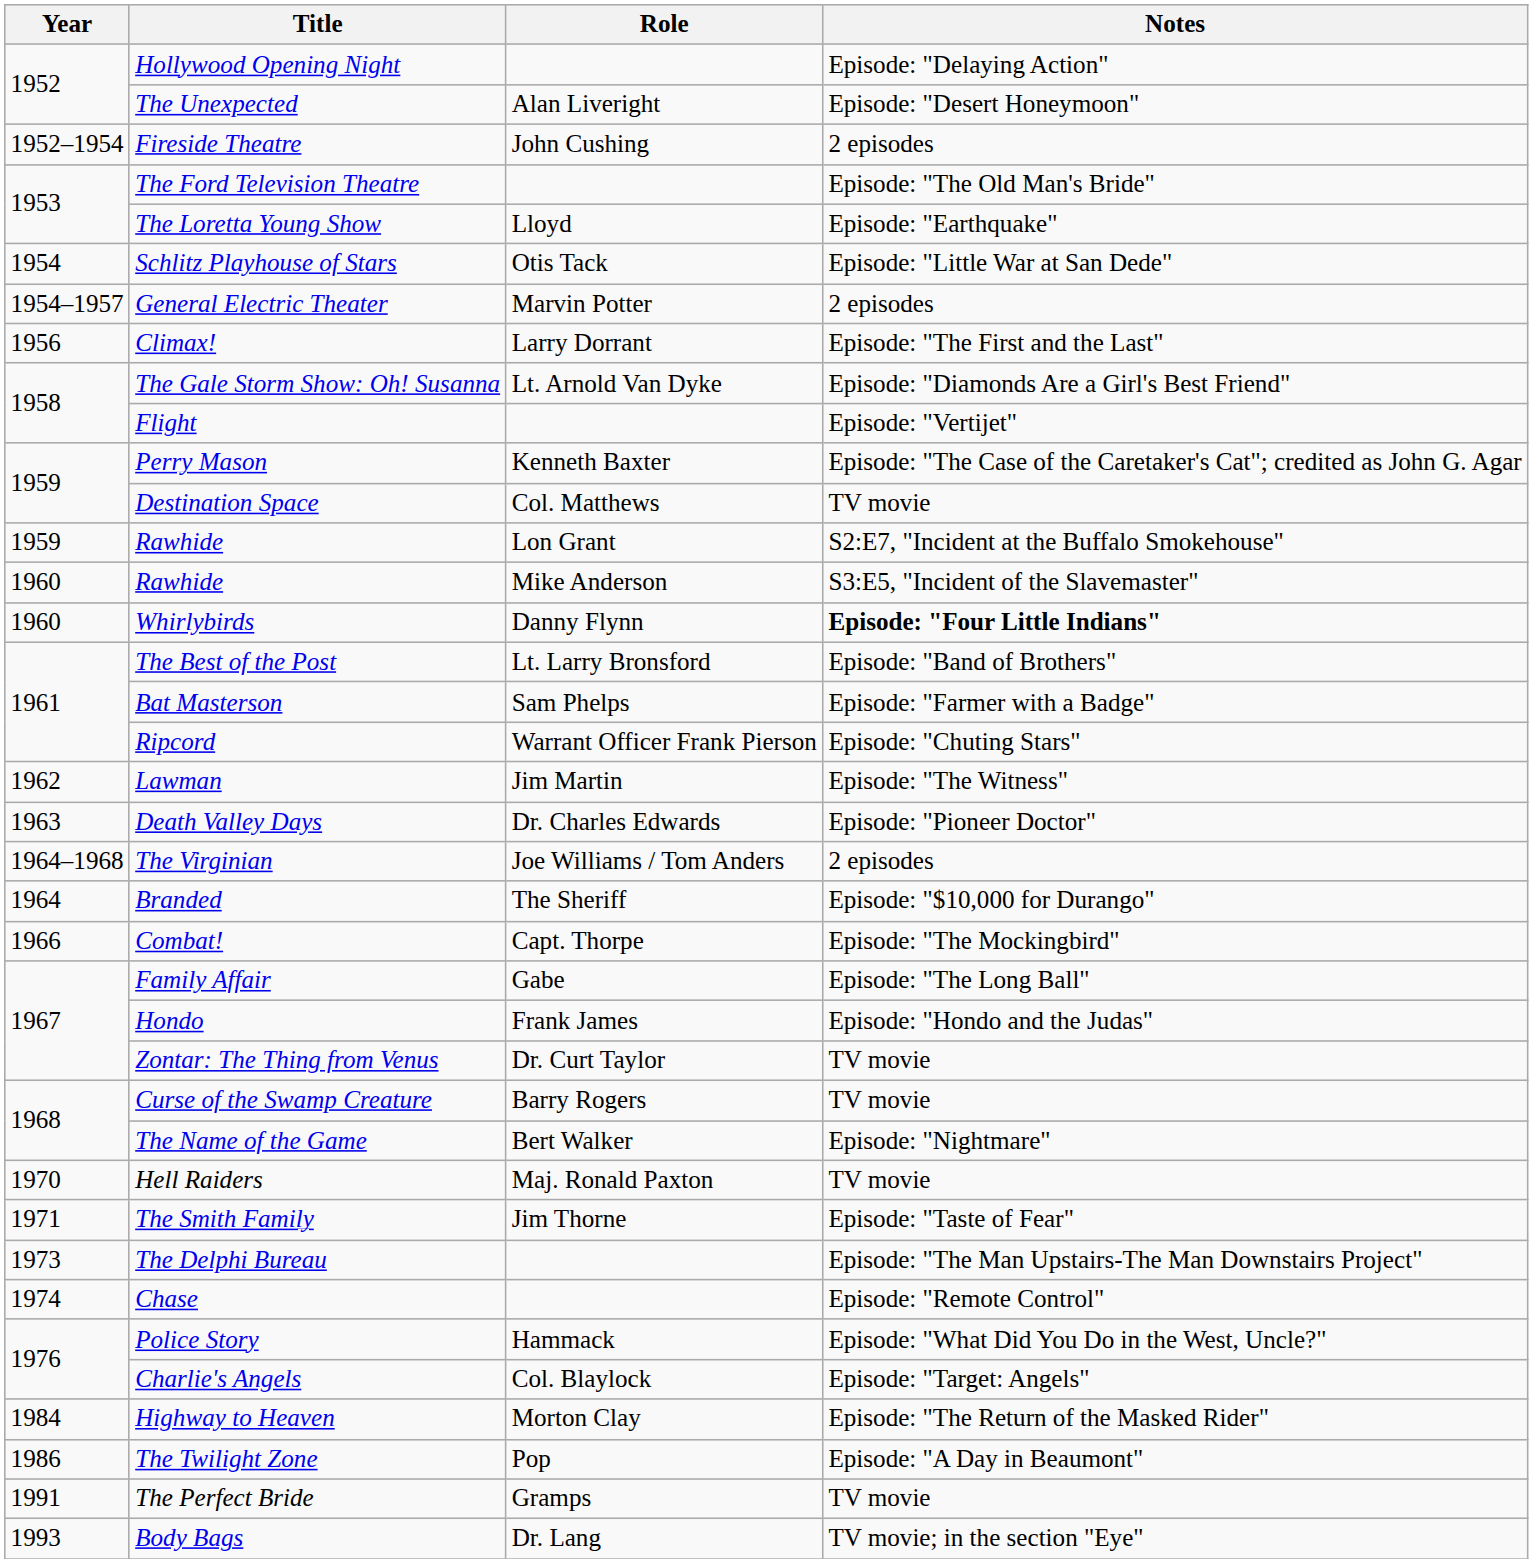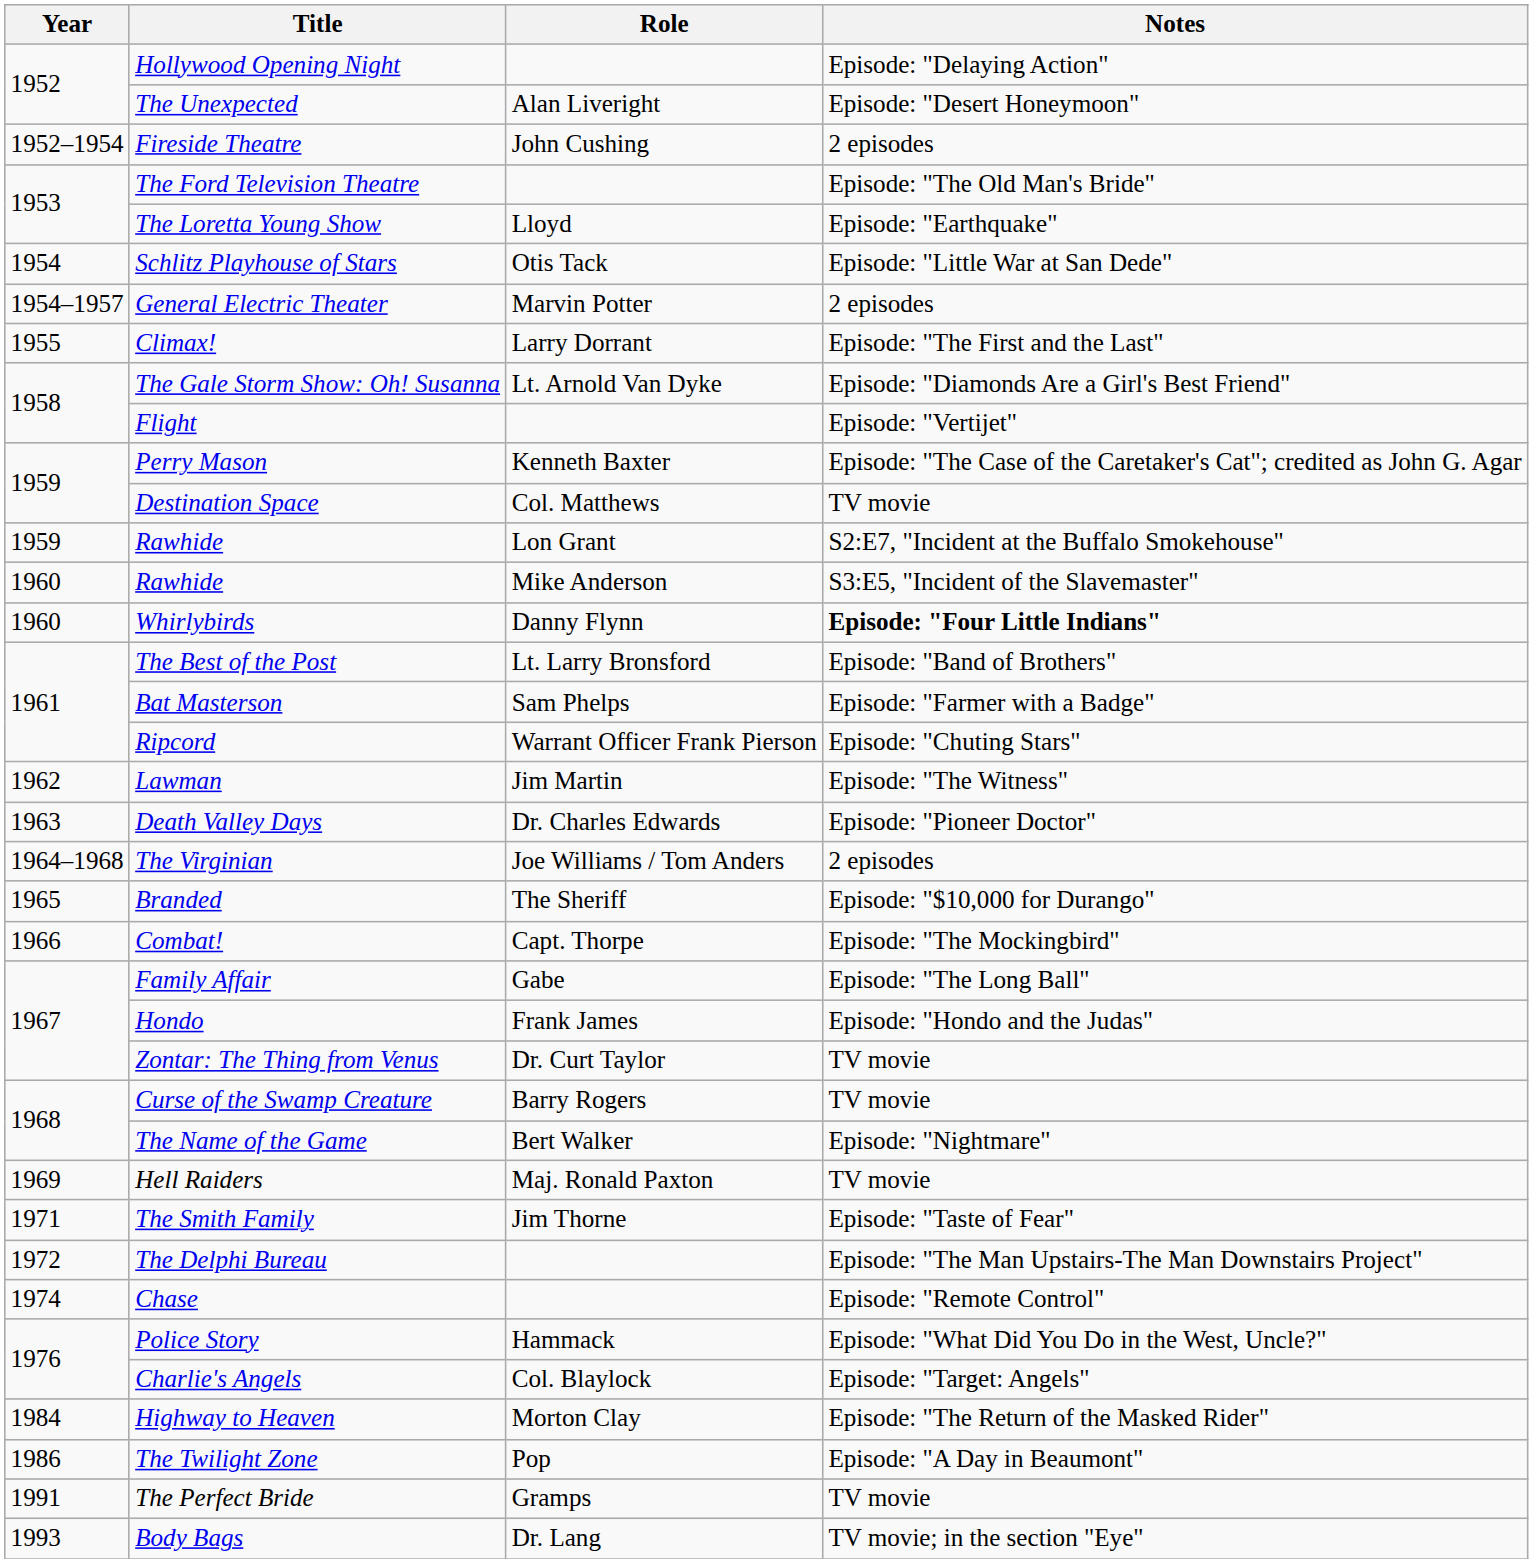(36, 343) 1956 -> (36, 343) 1955
(36, 900) 1964 -> (36, 900) 1965
(36, 1179) 1970 -> (36, 1179) 1969
(36, 1259) 1973 -> (36, 1259) 1972
